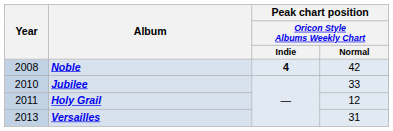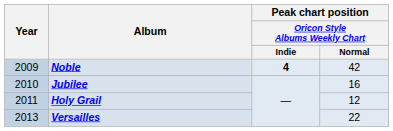(27, 67) 2008 -> (27, 67) 2009
(354, 84) 33 -> (354, 84) 16
(354, 117) 31 -> (354, 117) 22
